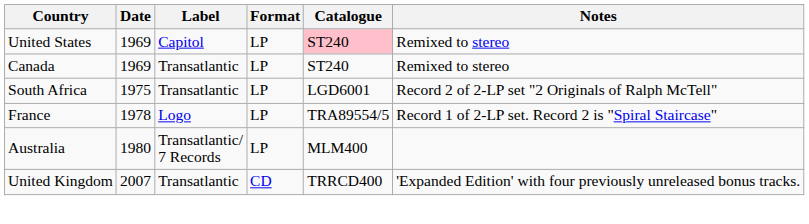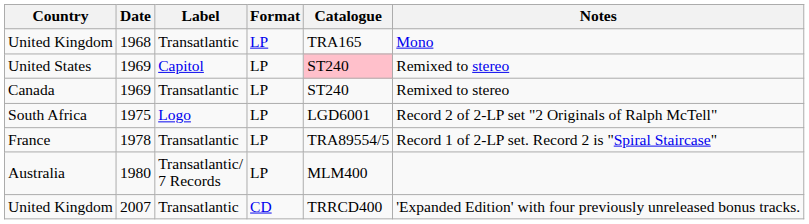+ row: (60, 41)
(198, 90) Transatlantic -> (175, 115) Logo
(175, 115) Logo -> (198, 139) Transatlantic
